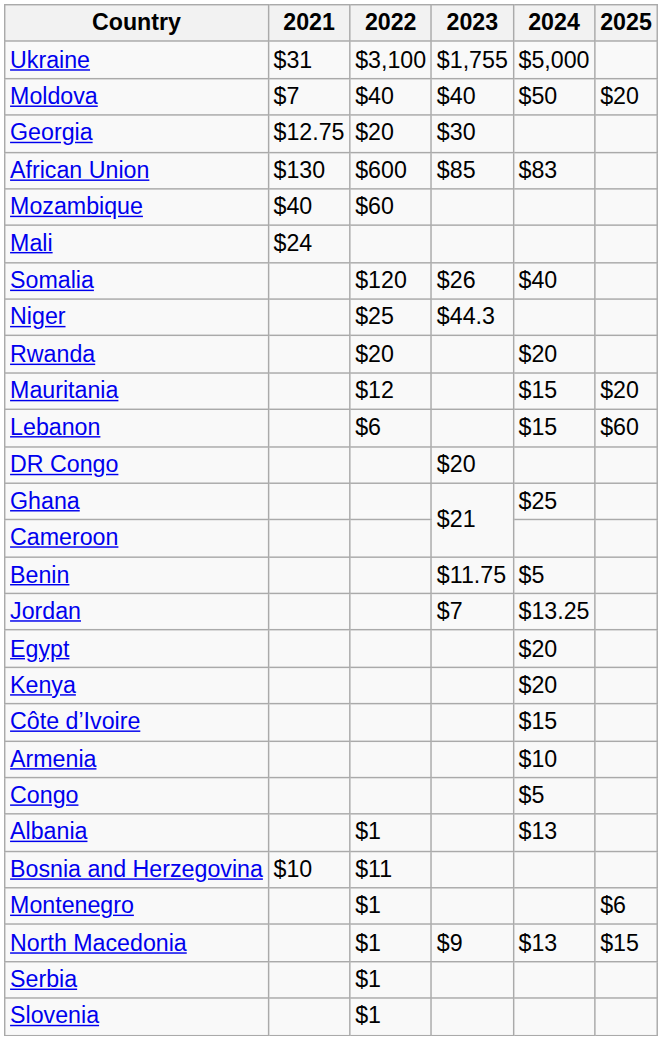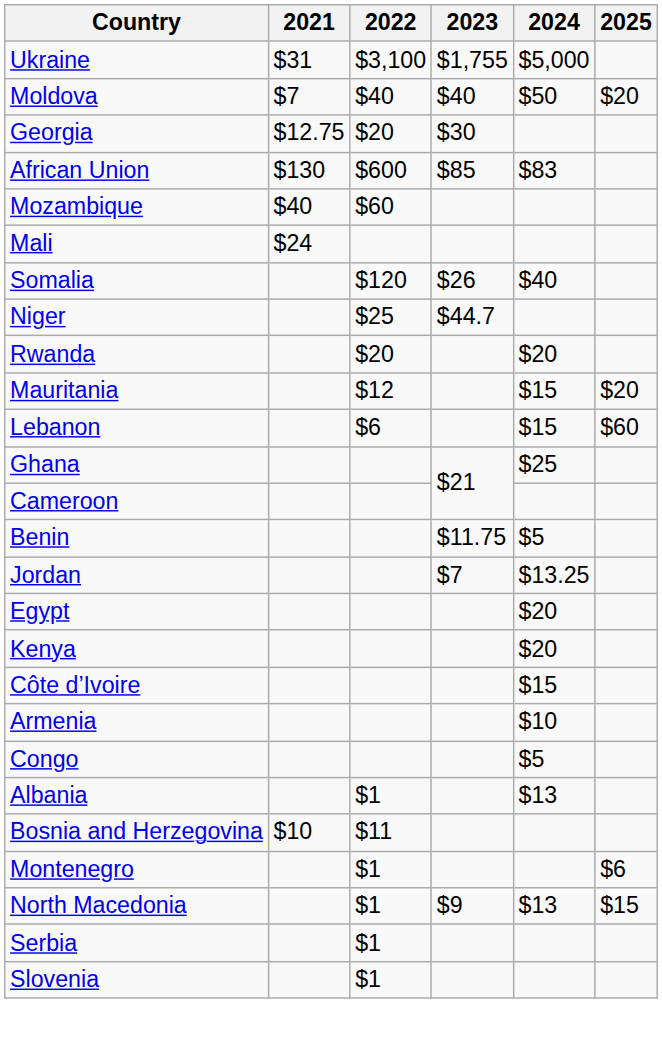(466, 317) $44.3 -> (466, 317) $44.7
- row: (64, 464)
